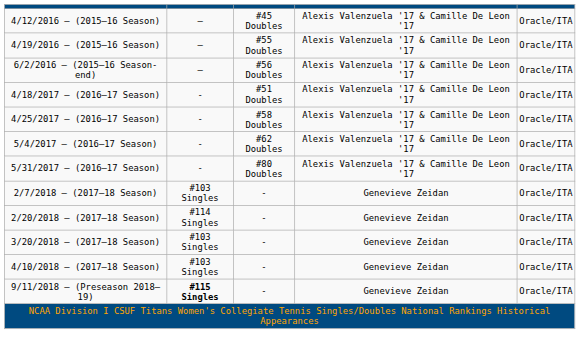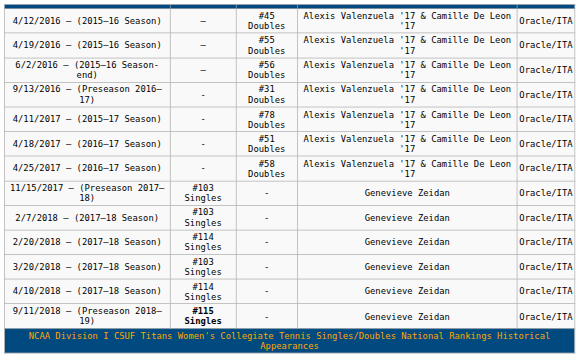+ row: (87, 95)
+ row: (87, 119)
- row: (86, 144)
- row: (86, 168)
+ row: (87, 193)
(200, 267) #103 Singles -> (203, 292) #114 Singles
